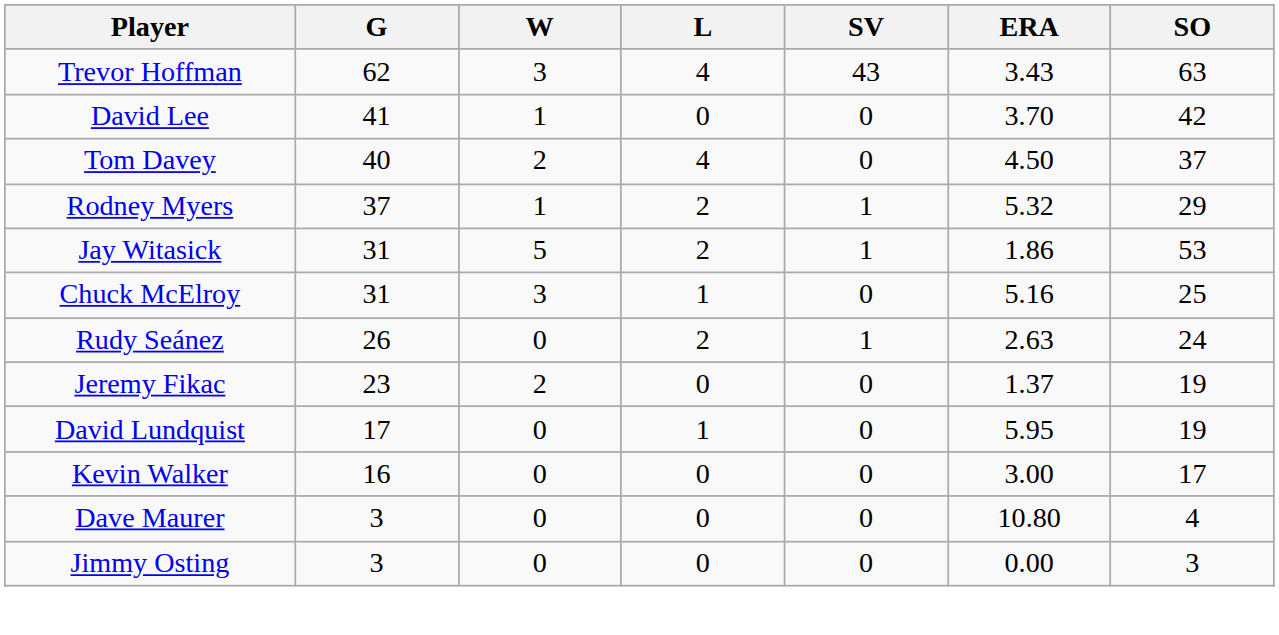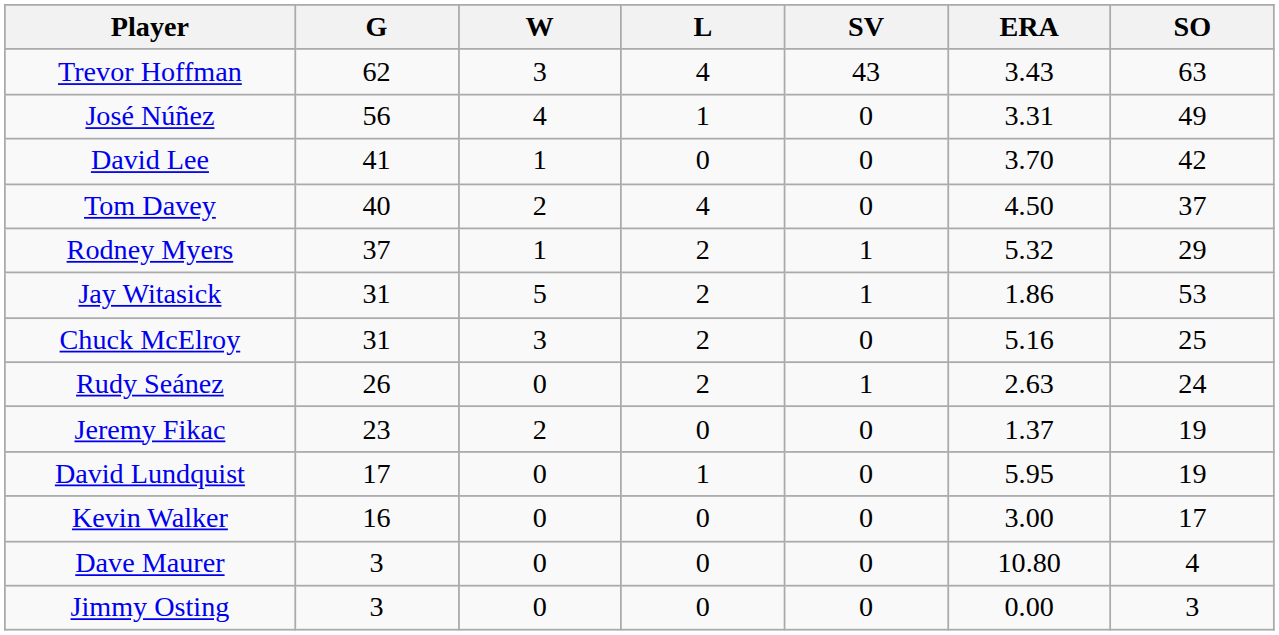+ row: (150, 116)
(703, 294) 1 -> (703, 339) 2
